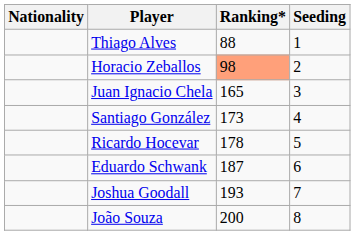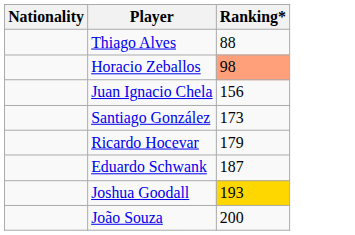- column: (320, 17)
(232, 92) 165 -> (232, 92) 156
(232, 142) 178 -> (232, 142) 179
(232, 192) no background -> (232, 192) gold background
